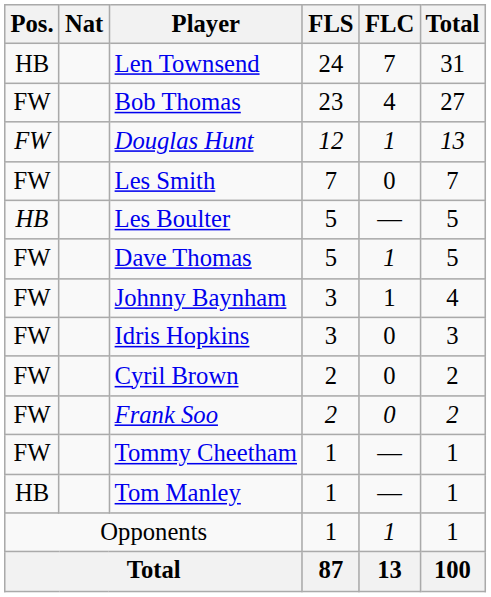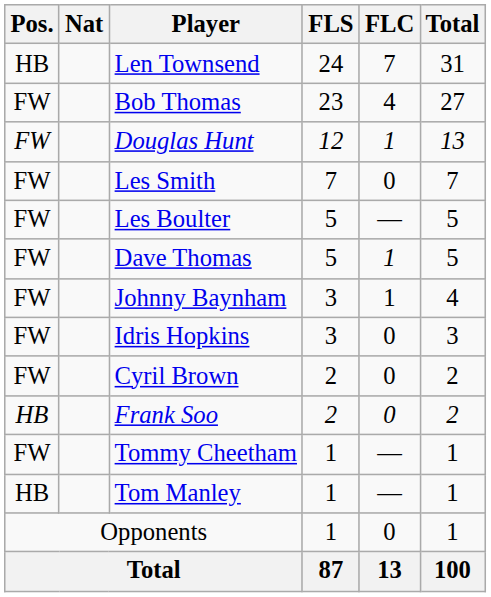(32, 219) HB -> (32, 219) FW
(32, 414) FW -> (32, 414) HB
(390, 532) 1 -> (390, 532) 0
